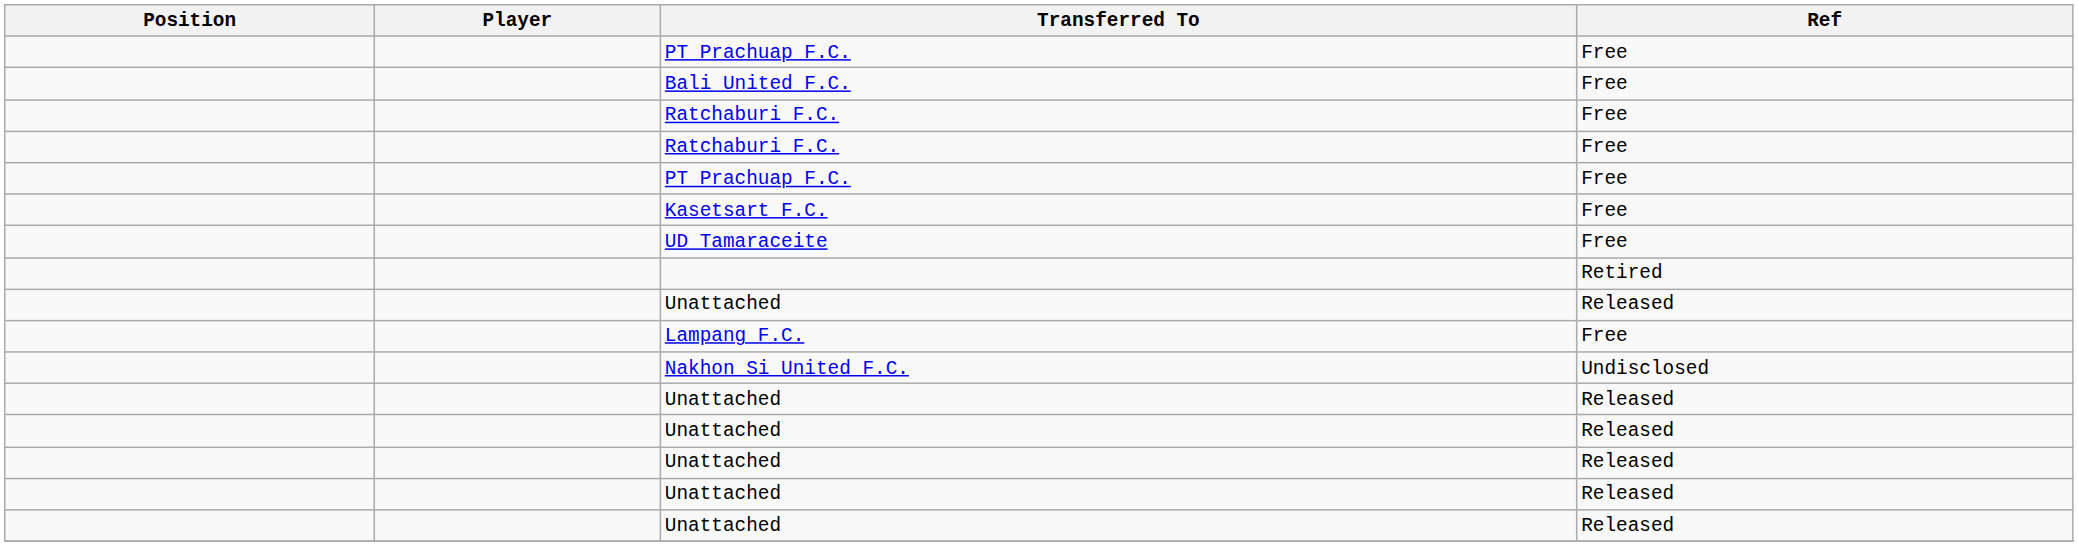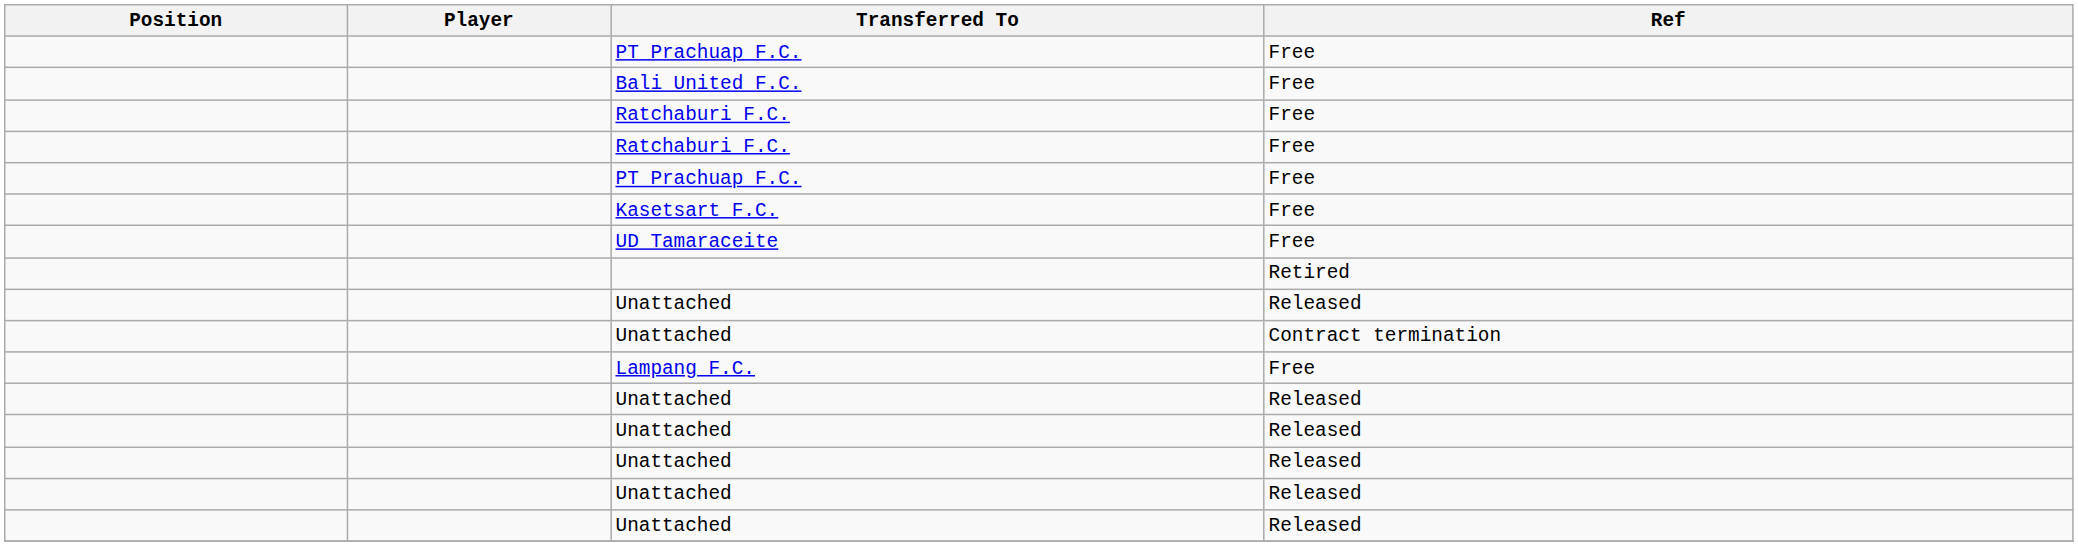+ row: (674, 336)
- row: (787, 368)
